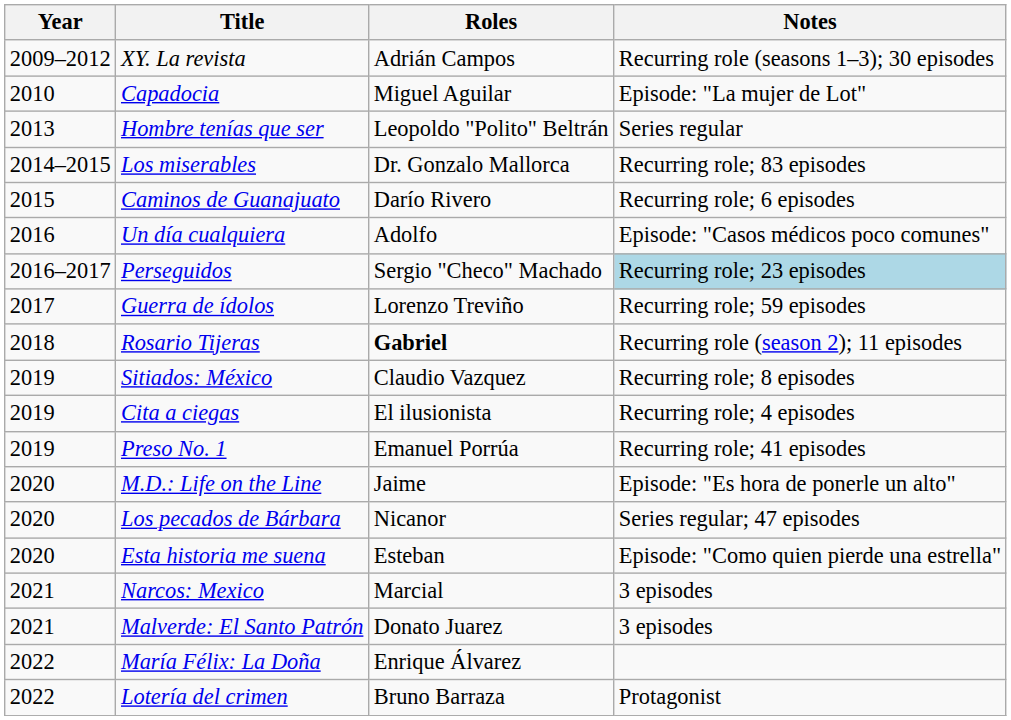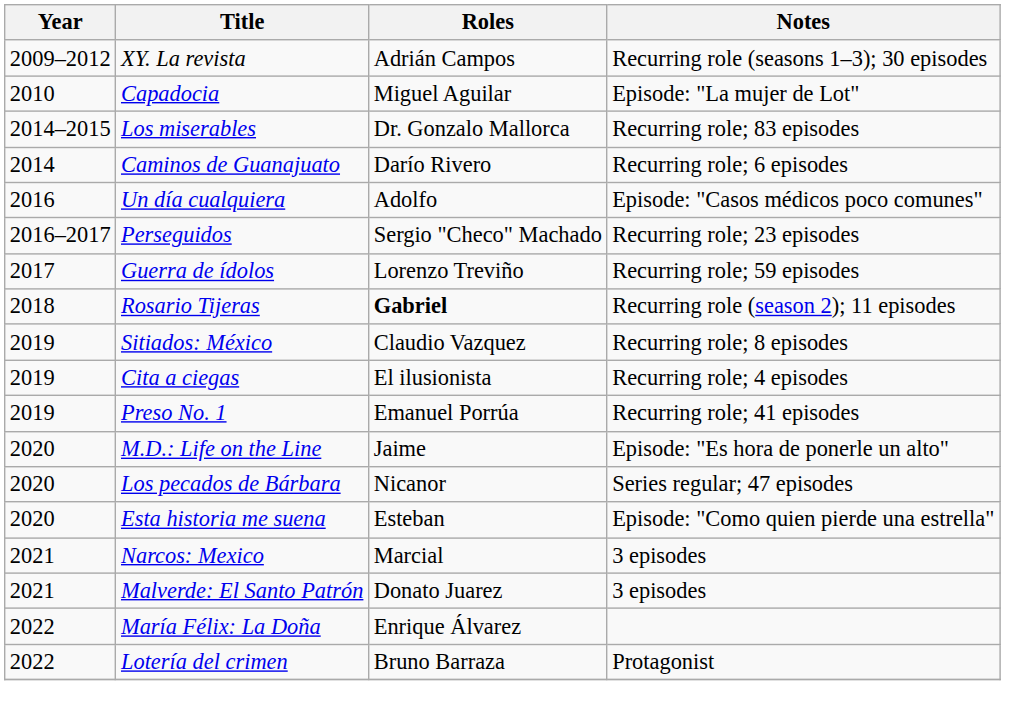- row: (222, 128)
(32, 199) 2015 -> (32, 164) 2014
(742, 270) lightblue background -> (736, 235) no background
